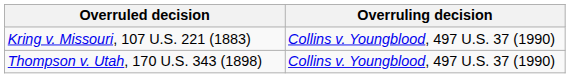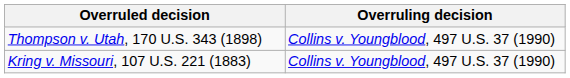rows swapped: (129, 38) <-> (135, 61)
